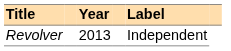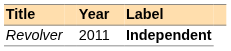(95, 35) 2013 -> (94, 35) 2011
(167, 35) normal -> (169, 35) bold
